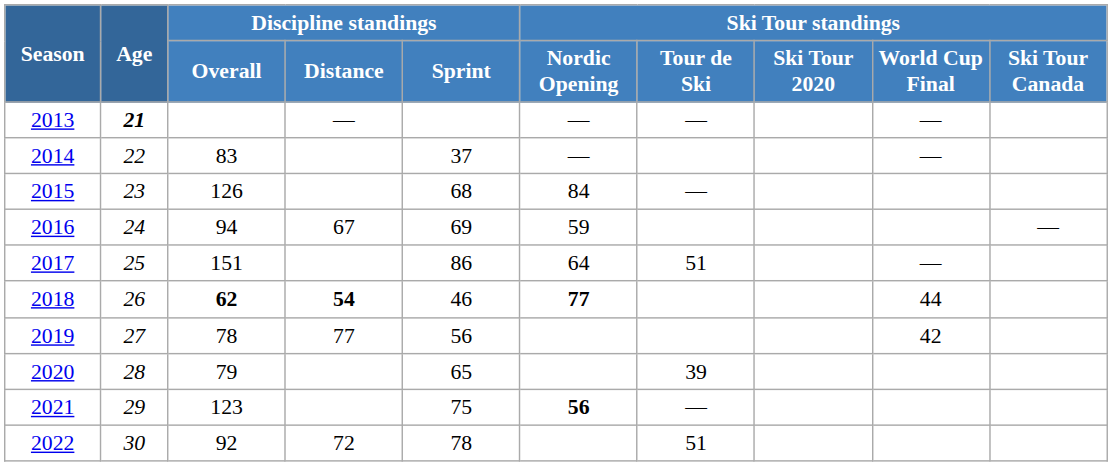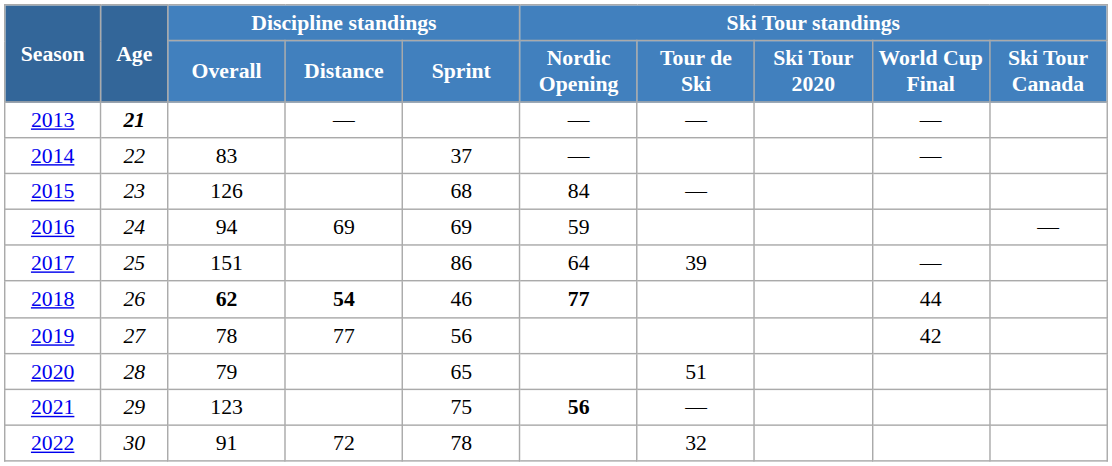(344, 227) 67 -> (344, 227) 69
(696, 263) 51 -> (696, 263) 39
(696, 370) 39 -> (696, 370) 51
(227, 442) 92 -> (227, 442) 91
(696, 442) 51 -> (696, 442) 32
